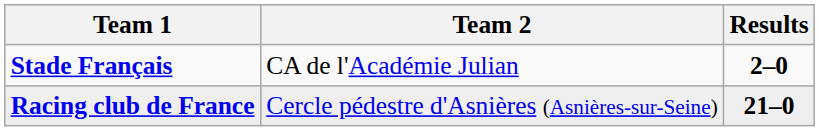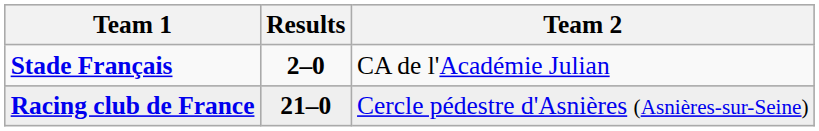columns swapped: (492, 24) <-> (769, 24)
